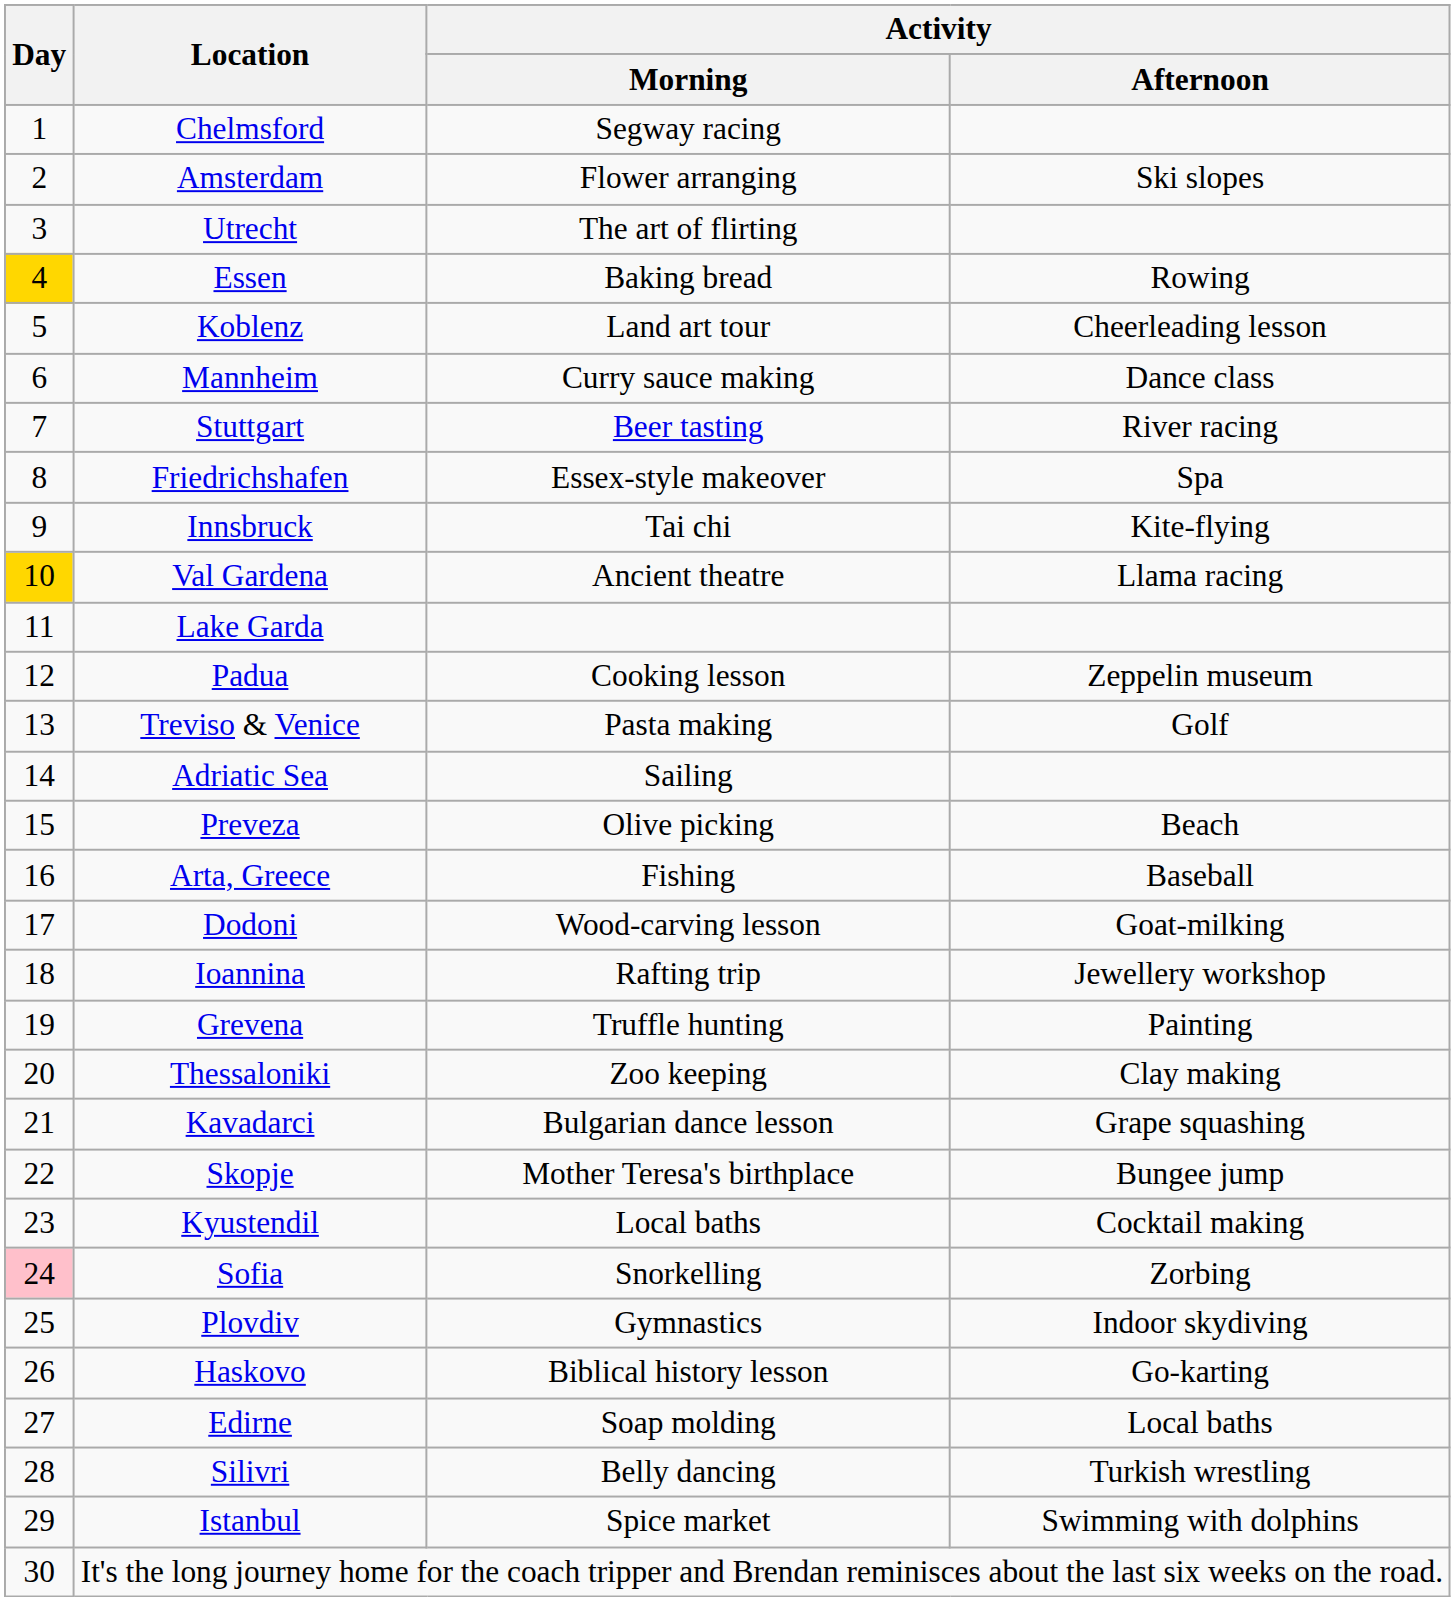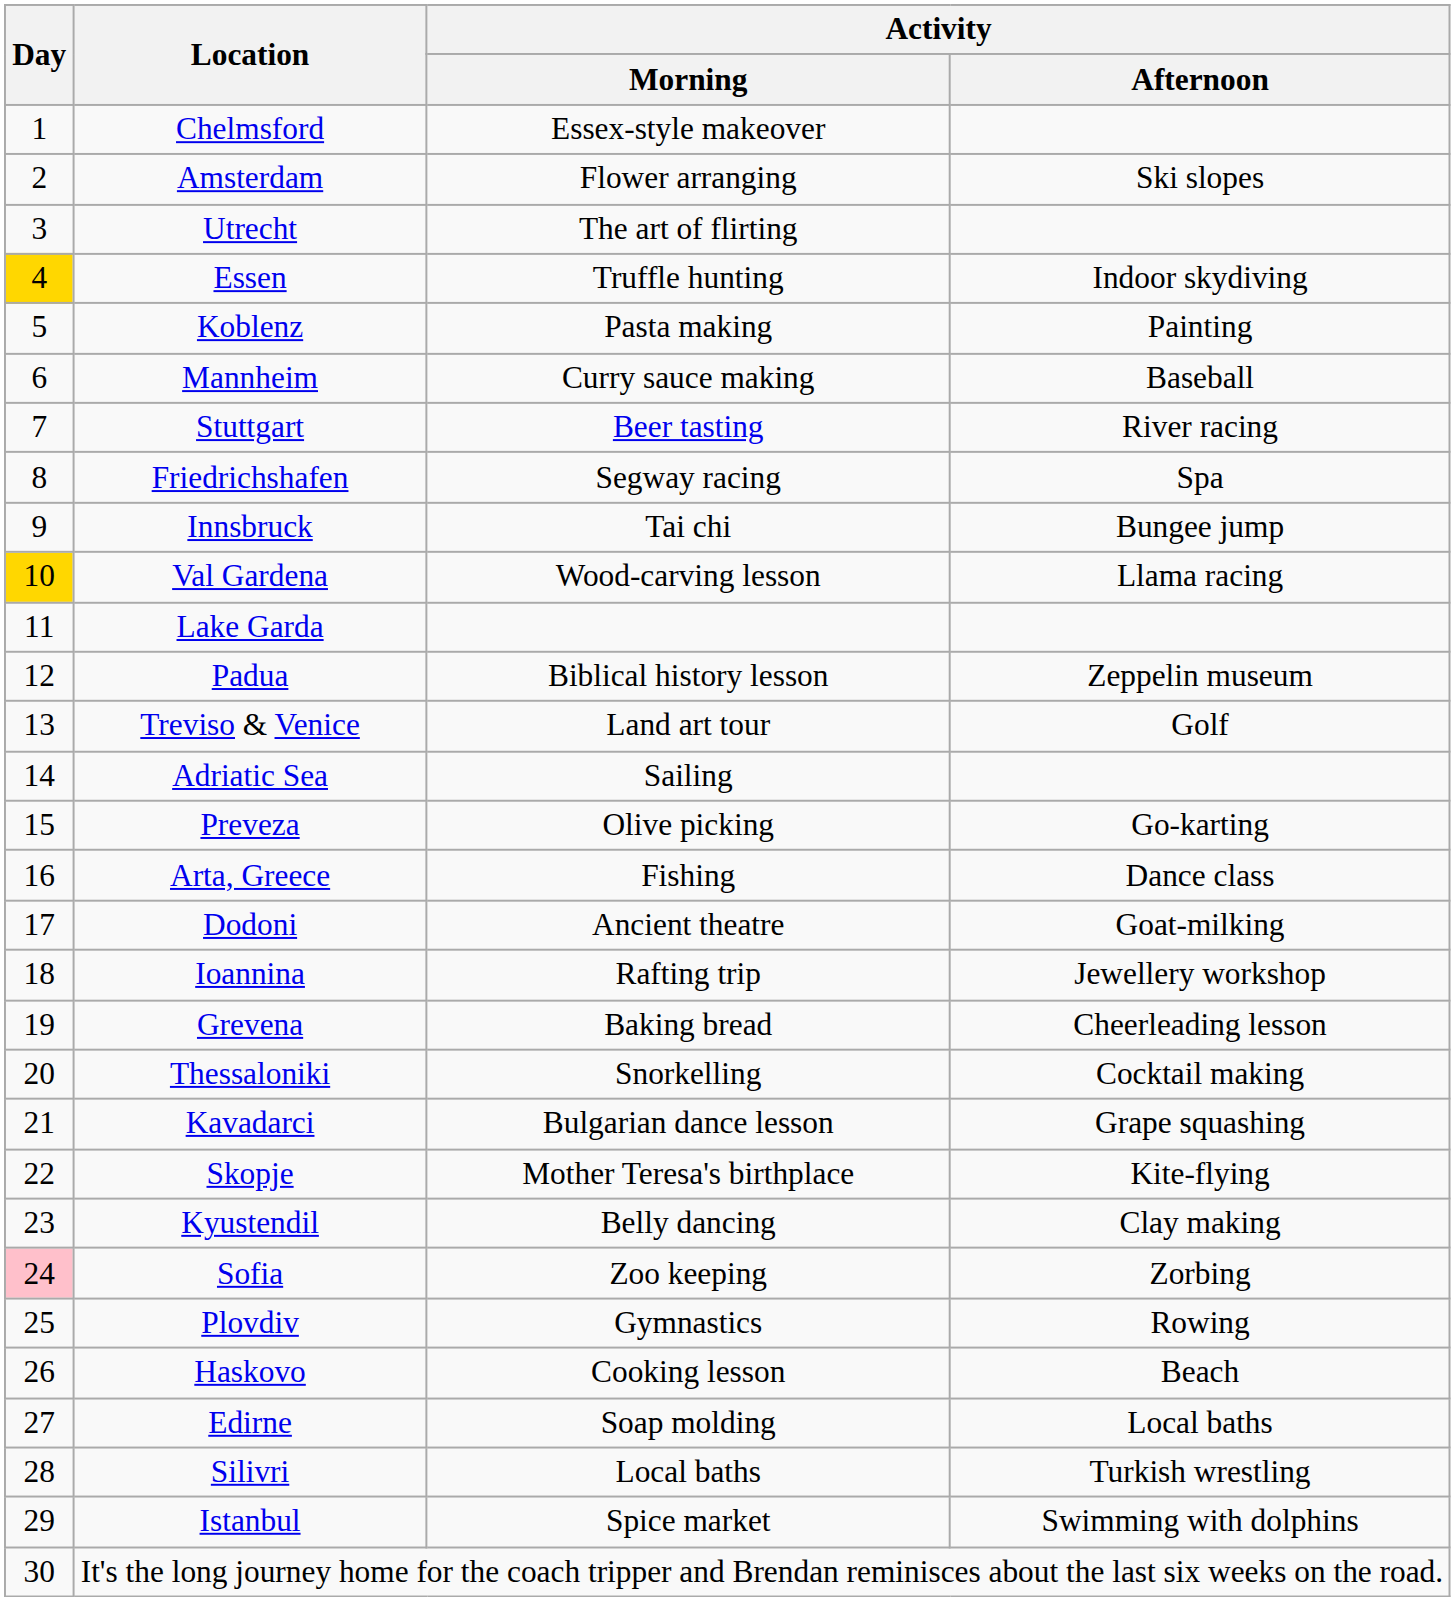(688, 128) Segway racing -> (688, 128) Essex-style makeover
(688, 278) Baking bread -> (688, 278) Truffle hunting
(1200, 278) Rowing -> (1200, 278) Indoor skydiving
(688, 327) Land art tour -> (688, 327) Pasta making
(1200, 327) Cheerleading lesson -> (1200, 327) Painting
(1200, 377) Dance class -> (1200, 377) Baseball
(688, 476) Essex-style makeover -> (688, 476) Segway racing
(1200, 526) Kite-flying -> (1200, 526) Bungee jump
(688, 576) Ancient theatre -> (688, 576) Wood-carving lesson
(688, 675) Cooking lesson -> (688, 675) Biblical history lesson
(688, 725) Pasta making -> (688, 725) Land art tour
(1200, 825) Beach -> (1200, 825) Go-karting
(1200, 874) Baseball -> (1200, 874) Dance class
(688, 924) Wood-carving lesson -> (688, 924) Ancient theatre
(688, 1024) Truffle hunting -> (688, 1024) Baking bread
(1200, 1024) Painting -> (1200, 1024) Cheerleading lesson
(688, 1073) Zoo keeping -> (688, 1073) Snorkelling
(1200, 1073) Clay making -> (1200, 1073) Cocktail making
(1200, 1173) Bungee jump -> (1200, 1173) Kite-flying
(688, 1223) Local baths -> (688, 1223) Belly dancing
(1200, 1223) Cocktail making -> (1200, 1223) Clay making
(688, 1272) Snorkelling -> (688, 1272) Zoo keeping
(1200, 1322) Indoor skydiving -> (1200, 1322) Rowing
(688, 1372) Biblical history lesson -> (688, 1372) Cooking lesson
(1200, 1372) Go-karting -> (1200, 1372) Beach
(688, 1471) Belly dancing -> (688, 1471) Local baths
